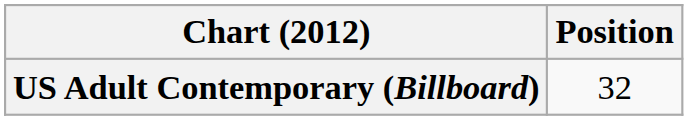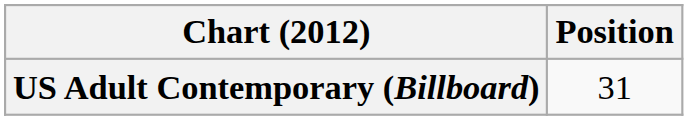(615, 86) 32 -> (615, 86) 31
